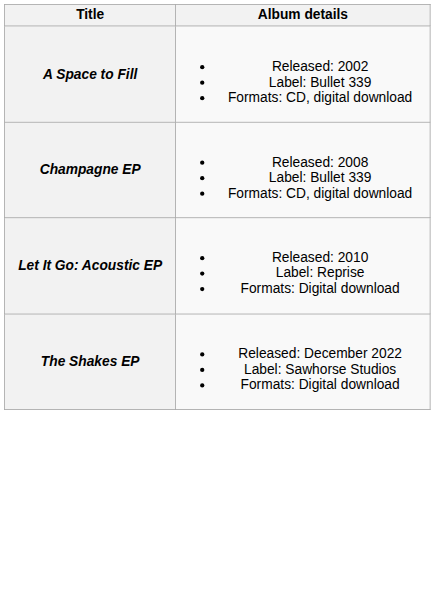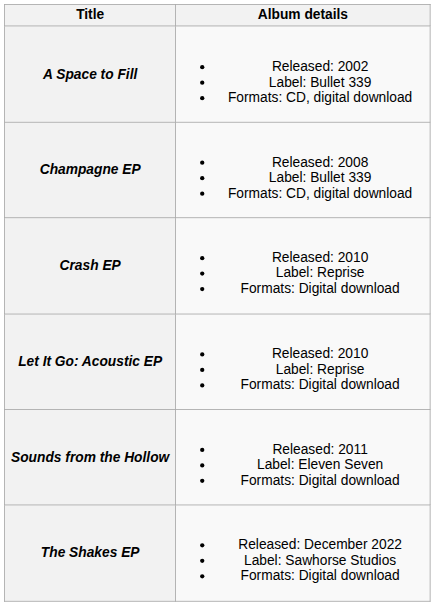+ row: (90, 265)
+ row: (90, 457)
